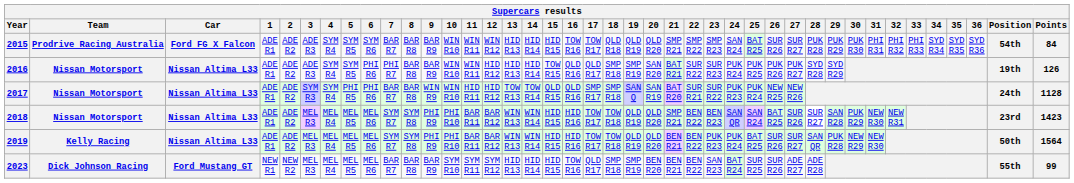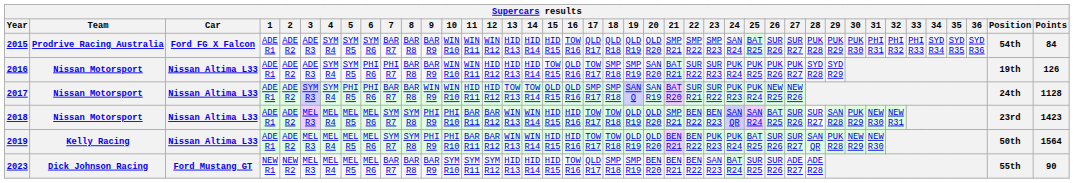(593, 45) TOW R17 -> (593, 45) QLD R17
(593, 69) QLD R17 -> (593, 69) TOW R17
(1051, 166) 99 -> (1051, 166) 90
